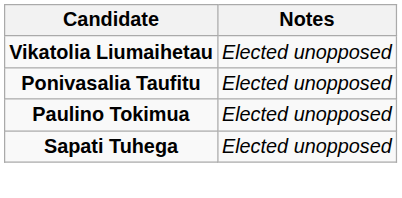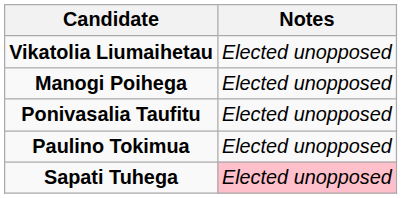+ row: (111, 83)
(307, 146) no background -> (307, 177) pink background
